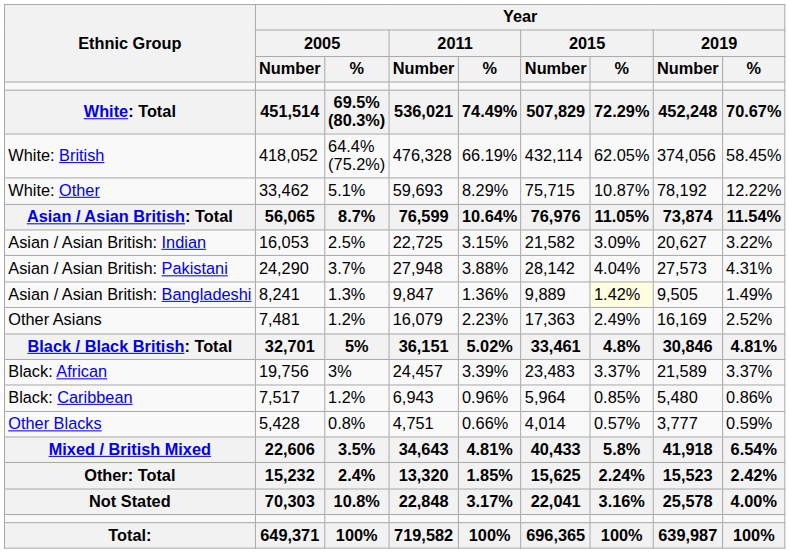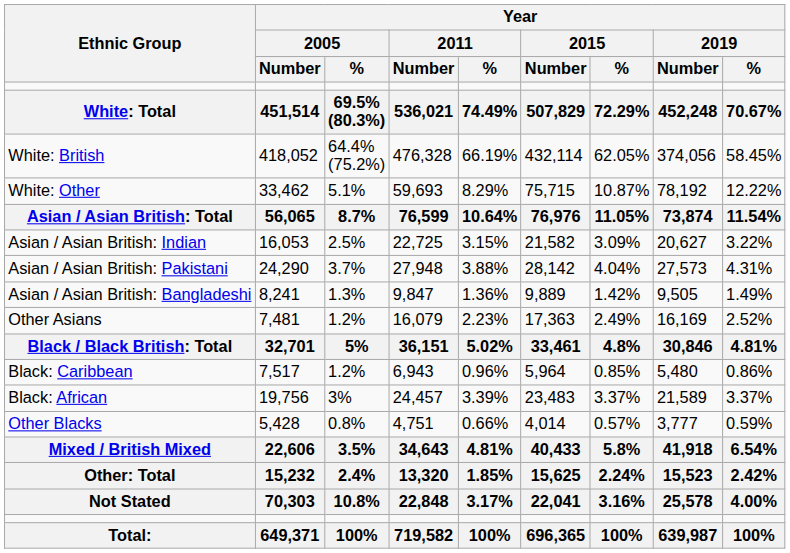(617, 294) lightyellow background -> (617, 294) no background
rows swapped: (58, 372) <-> (70, 398)
